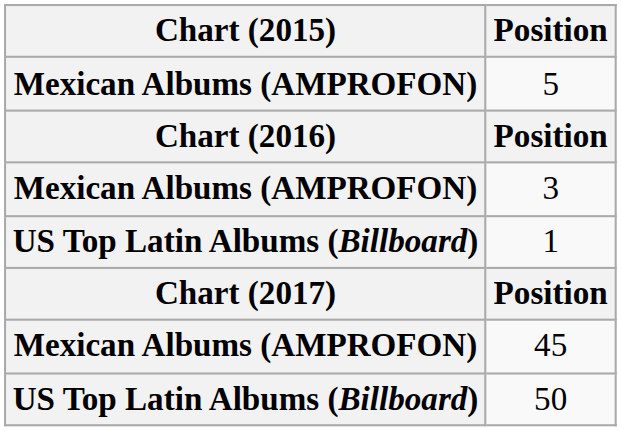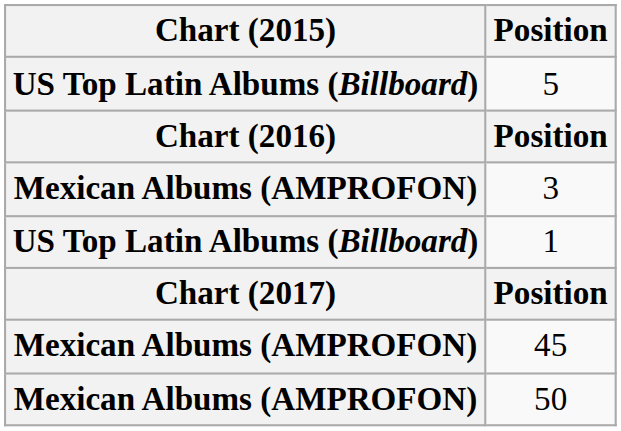(245, 83) Mexican Albums (AMPROFON) -> (246, 83) US Top Latin Albums (Billboard)
(246, 398) US Top Latin Albums (Billboard) -> (245, 398) Mexican Albums (AMPROFON)
